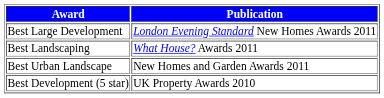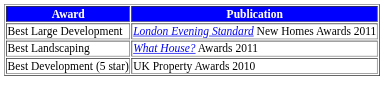- row: (60, 66)
